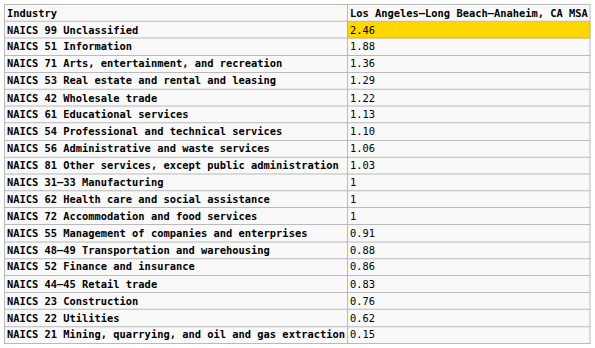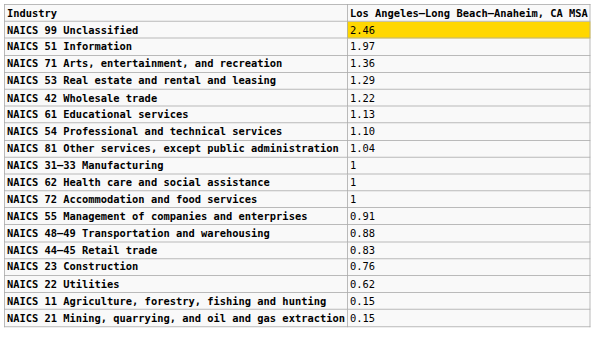(362, 47) 1.88 -> (362, 47) 1.97
- row: (138, 148)
(362, 165) 1.03 -> (362, 148) 1.04
- row: (101, 267)
+ row: (167, 301)
